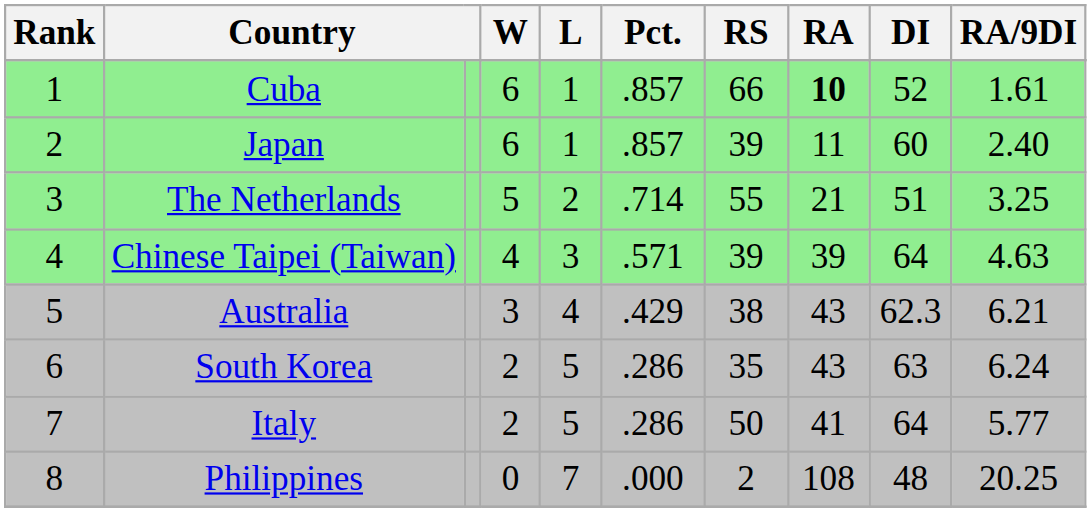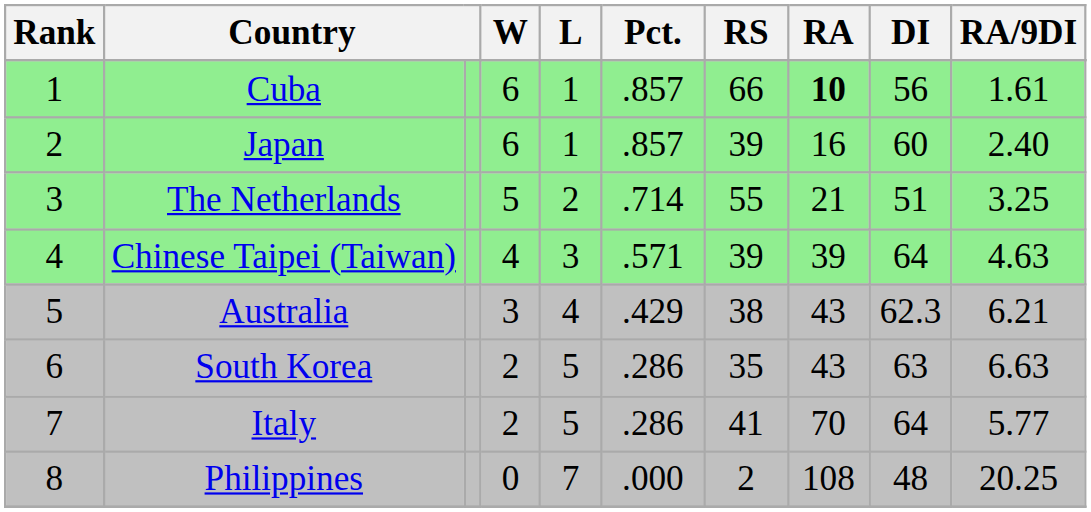(911, 88) 52 -> (911, 88) 56
(828, 144) 11 -> (828, 144) 16
(1018, 367) 6.24 -> (1018, 367) 6.63
(746, 423) 50 -> (746, 423) 41
(828, 423) 41 -> (828, 423) 70
